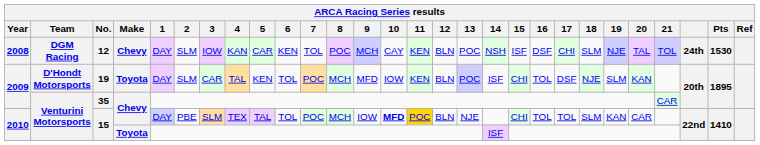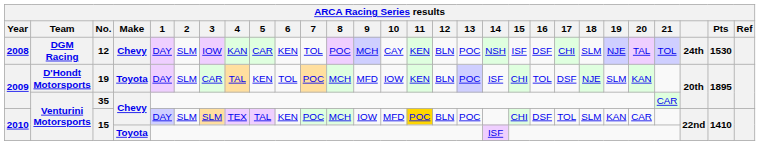(187, 117) PBE -> (187, 117) SLM
(288, 117) TOL -> (288, 117) KEN
(394, 117) bold -> (394, 117) normal
(470, 117) NJE -> (470, 117) POC
(542, 117) TOL -> (542, 117) DSF
